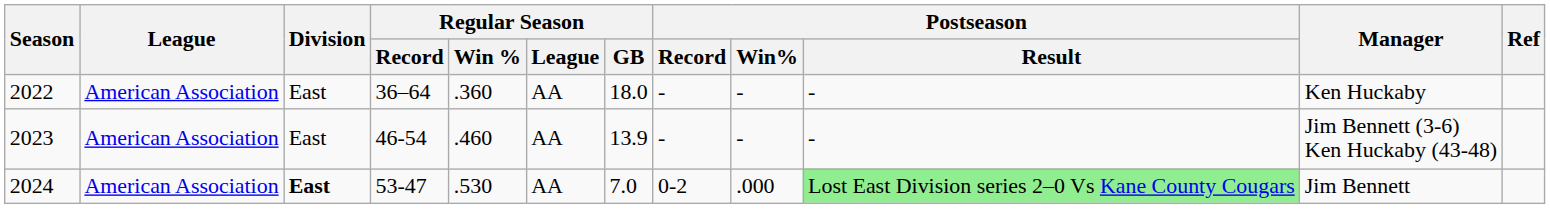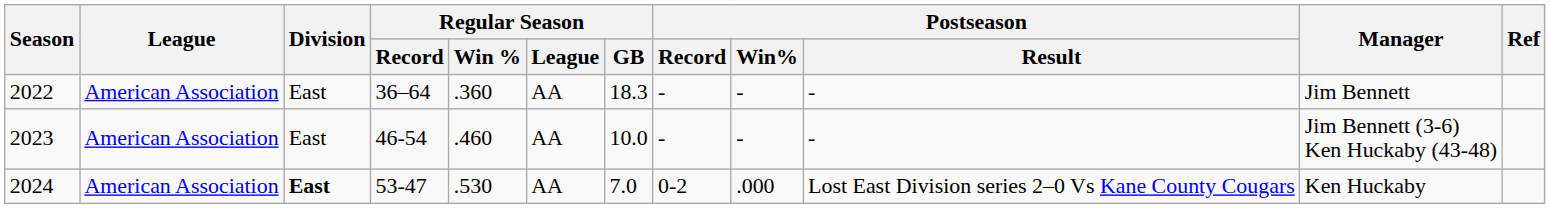(629, 91) 18.0 -> (629, 91) 18.3
(1365, 91) Ken Huckaby -> (1357, 91) Jim Bennett
(629, 138) 13.9 -> (629, 138) 10.0
(1051, 185) lightgreen background -> (1051, 185) no background
(1357, 185) Jim Bennett -> (1365, 185) Ken Huckaby
